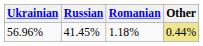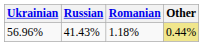(82, 32) 41.45% -> (82, 32) 41.43%
